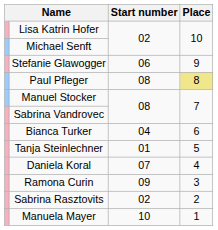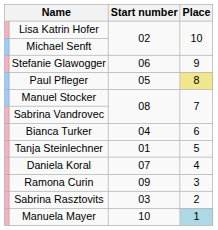(144, 81) 08 -> (144, 81) 05
(144, 200) 02 -> (144, 200) 03
(197, 217) no background -> (197, 217) lightblue background
